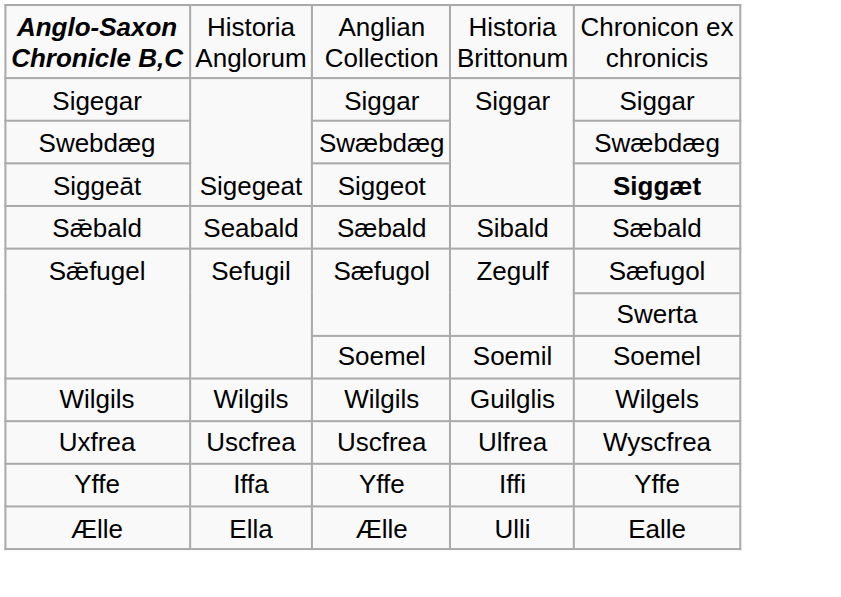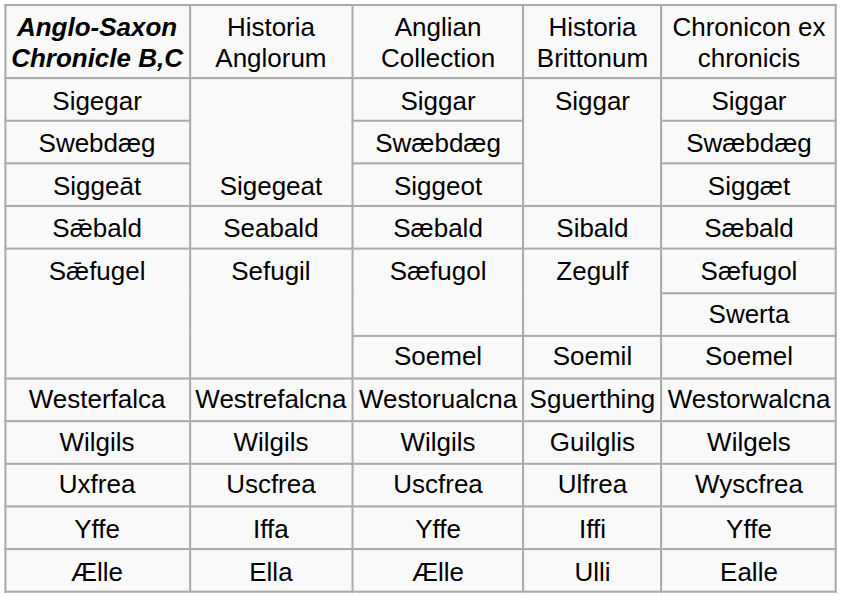(657, 185) bold -> (749, 185) normal
+ row: (97, 399)
